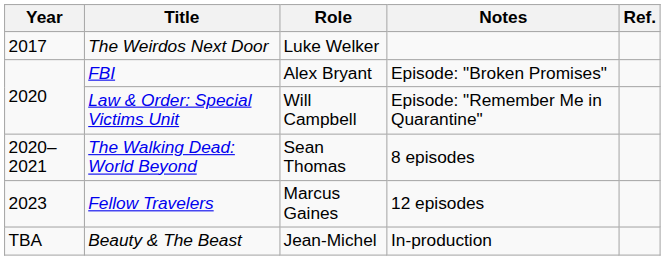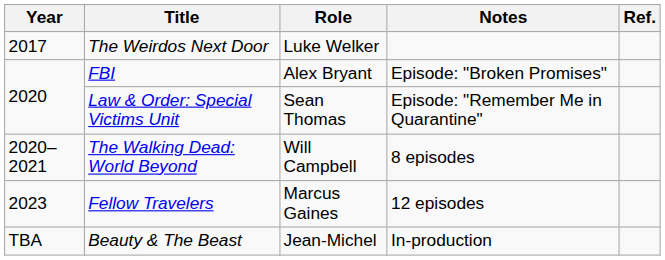(320, 110) Will Campbell -> (315, 110) Sean Thomas
(315, 156) Sean Thomas -> (320, 156) Will Campbell
